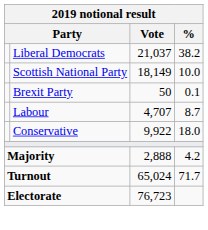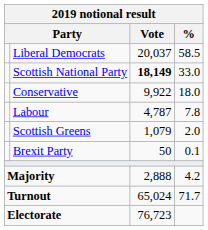(154, 53) 21,037 -> (154, 53) 20,037
(189, 53) 38.2 -> (189, 53) 58.5
(154, 72) normal -> (154, 72) bold
(189, 72) 10.0 -> (189, 72) 33.0
rows swapped: (45, 131) <-> (43, 92)
(158, 111) 4,707 -> (158, 111) 4,787
(192, 111) 8.7 -> (192, 111) 7.8
+ row: (52, 131)
